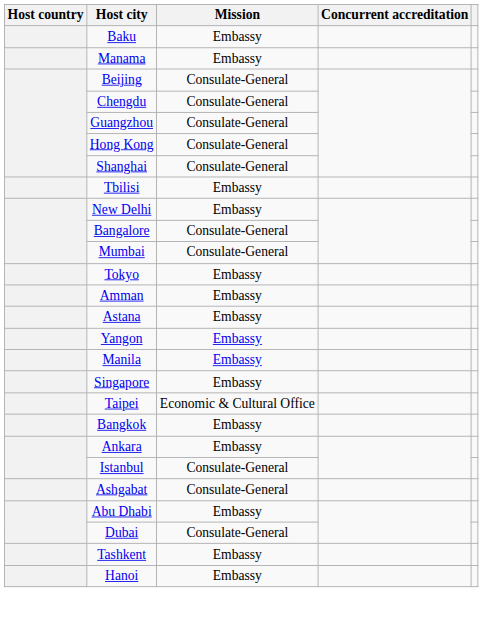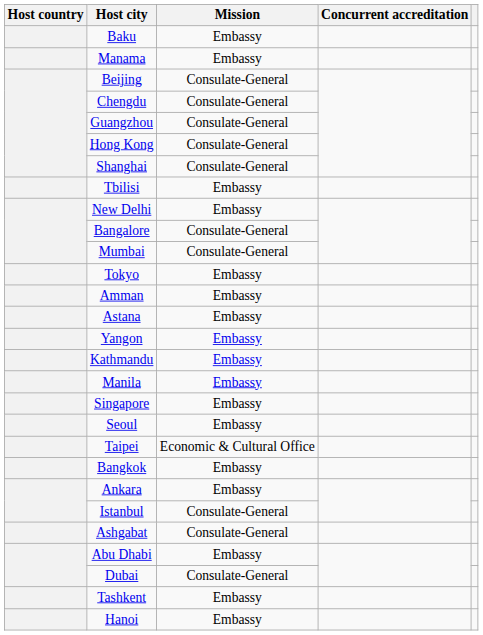+ row: (122, 360)
+ row: (122, 425)
